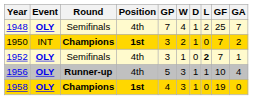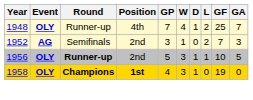(88, 27) Semifinals -> (88, 27) Runner-up
- row: (17, 42)
(45, 57) OLY -> (45, 42) AG
(137, 57) 4th -> (137, 42) 2nd
(206, 57) bold -> (206, 42) normal
(239, 57) 1 -> (239, 42) 3
(137, 72) 4th -> (137, 57) 2nd
(239, 72) 4 -> (239, 57) 5
